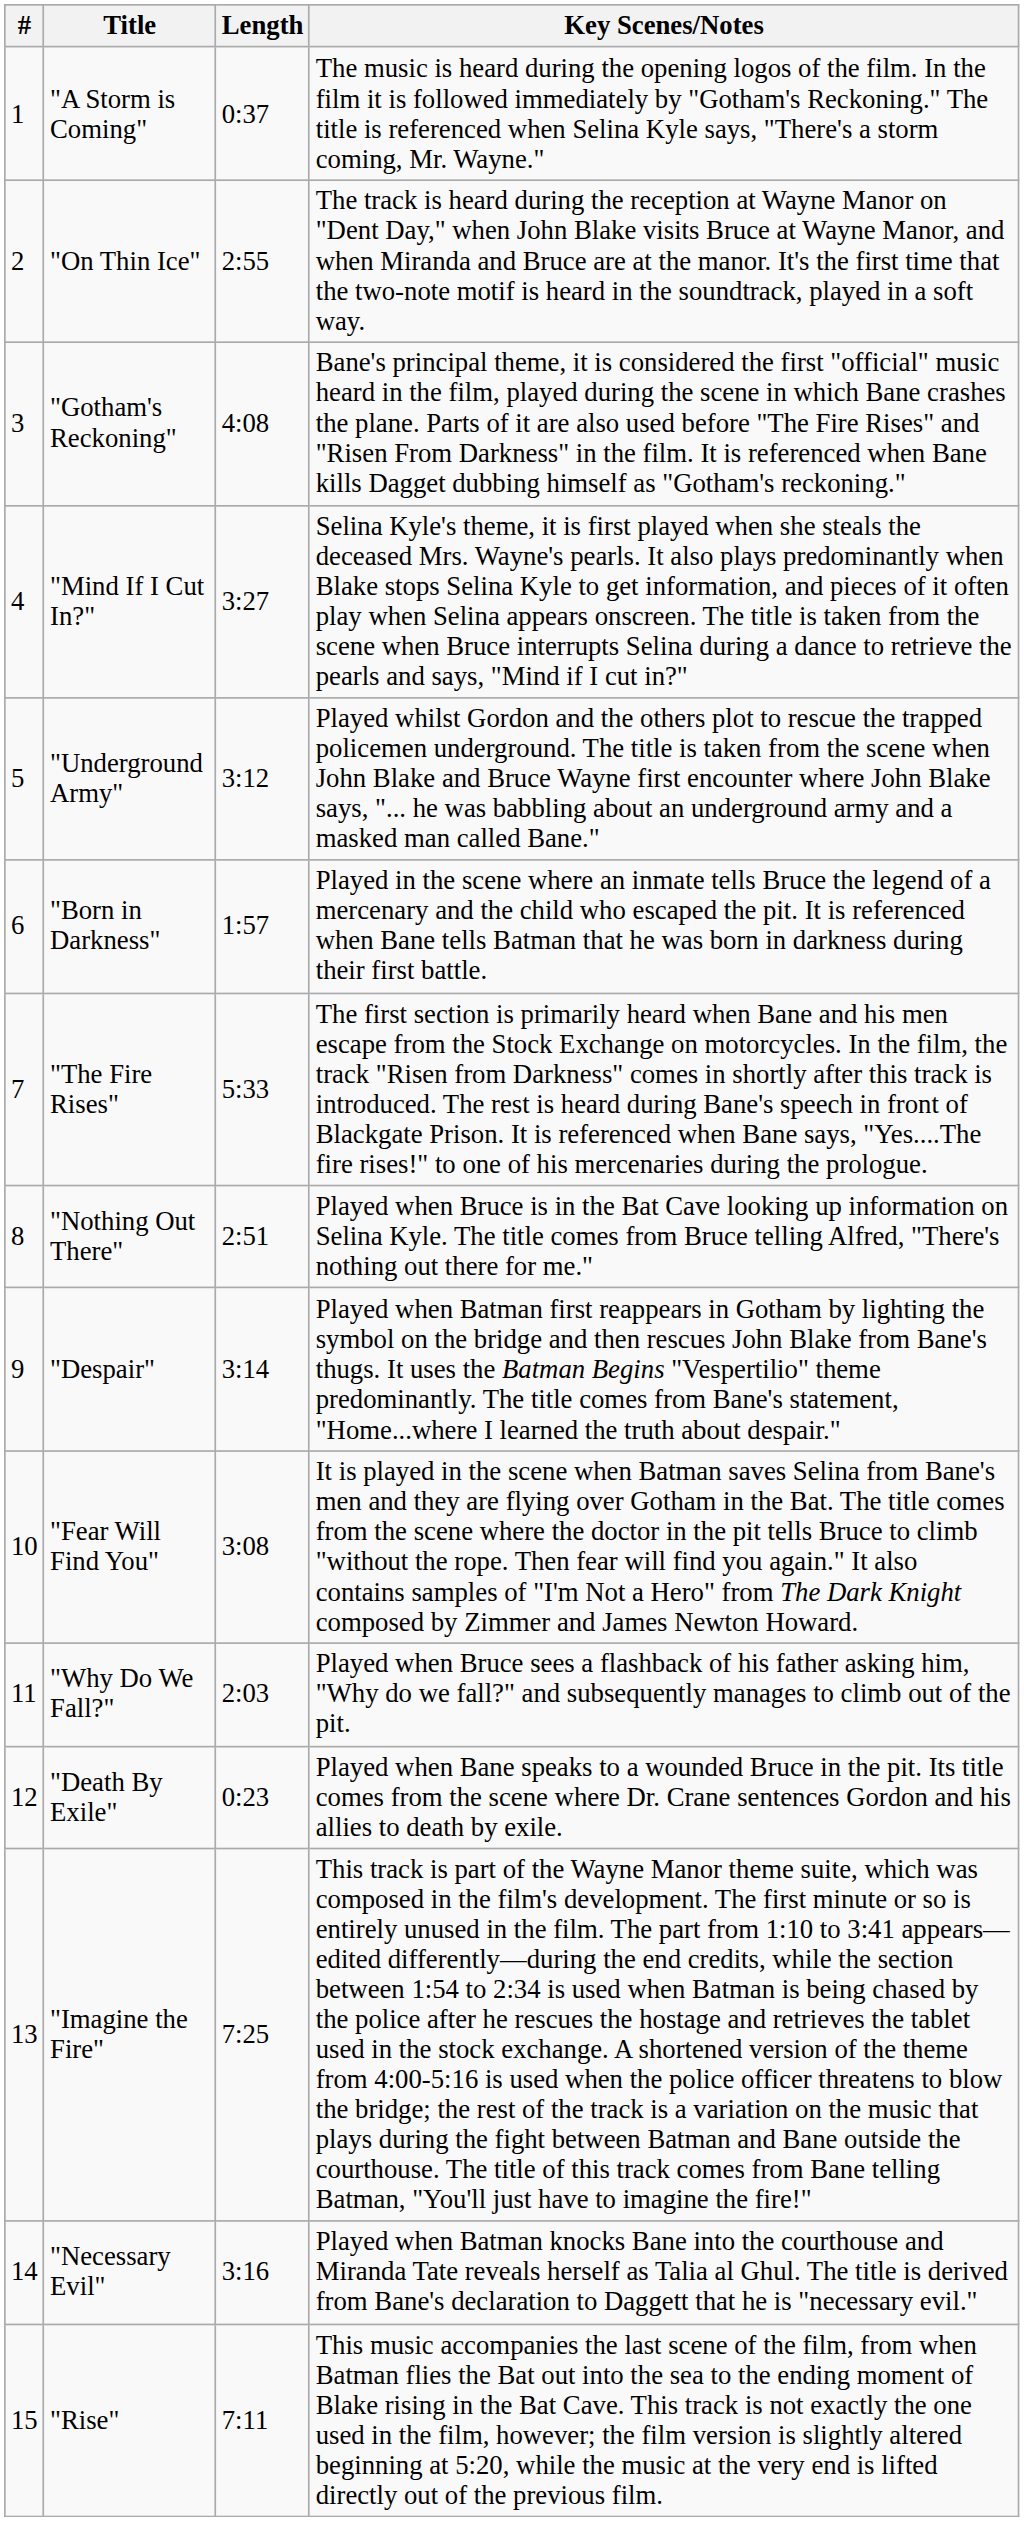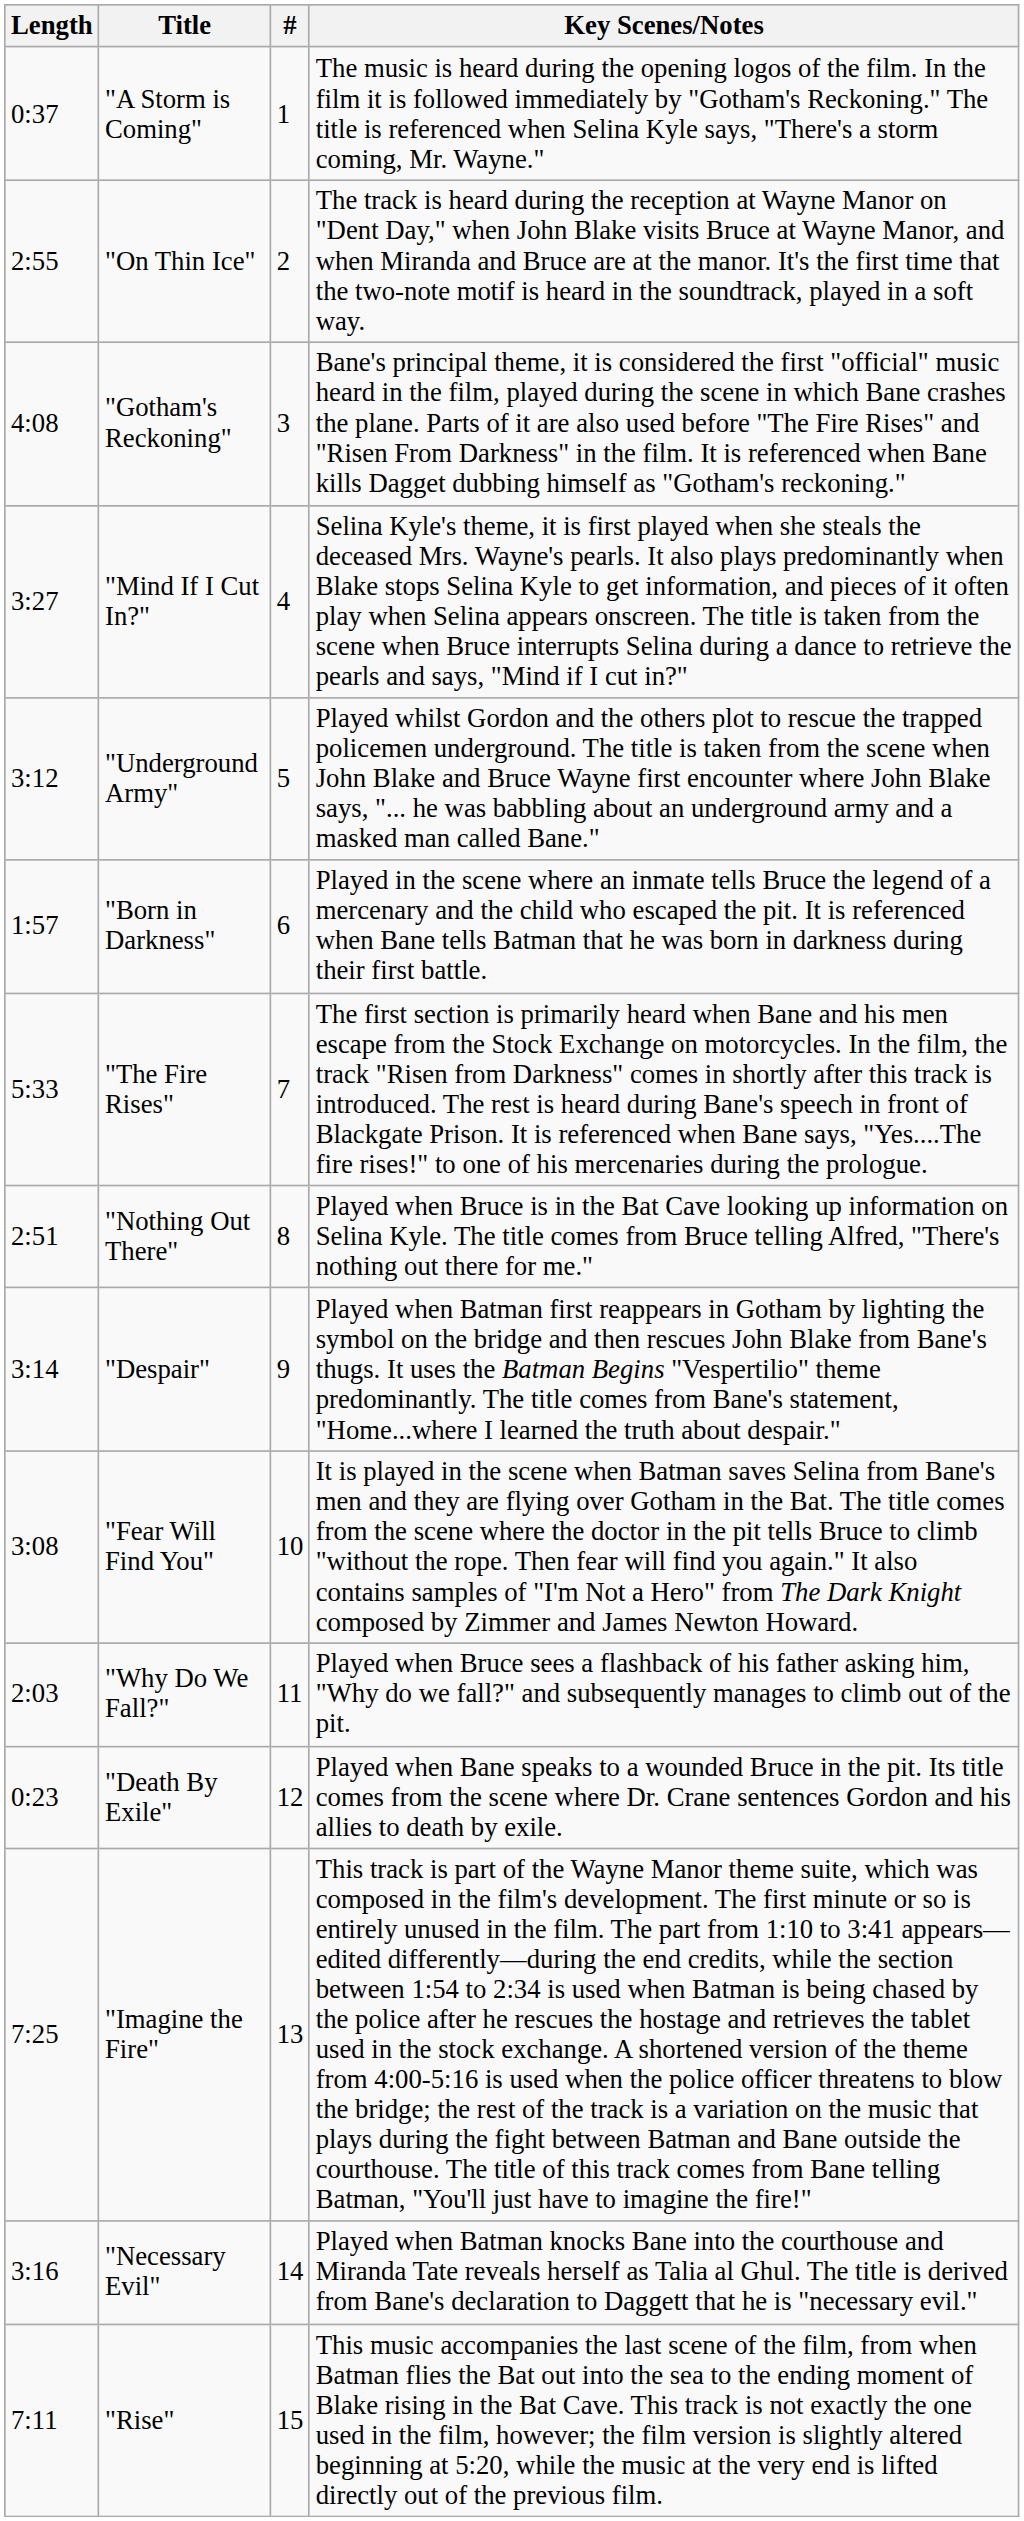columns swapped: (24, 25) <-> (263, 25)
